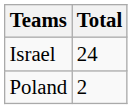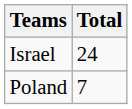(82, 86) 2 -> (82, 86) 7
